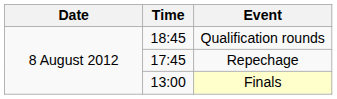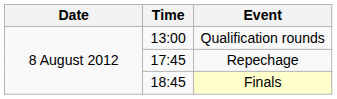(168, 37) 18:45 -> (168, 37) 13:00
(168, 82) 13:00 -> (168, 82) 18:45
